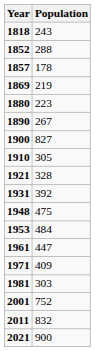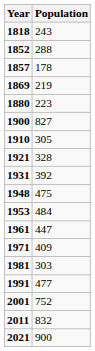- row: (18, 121)
+ row: (18, 283)
